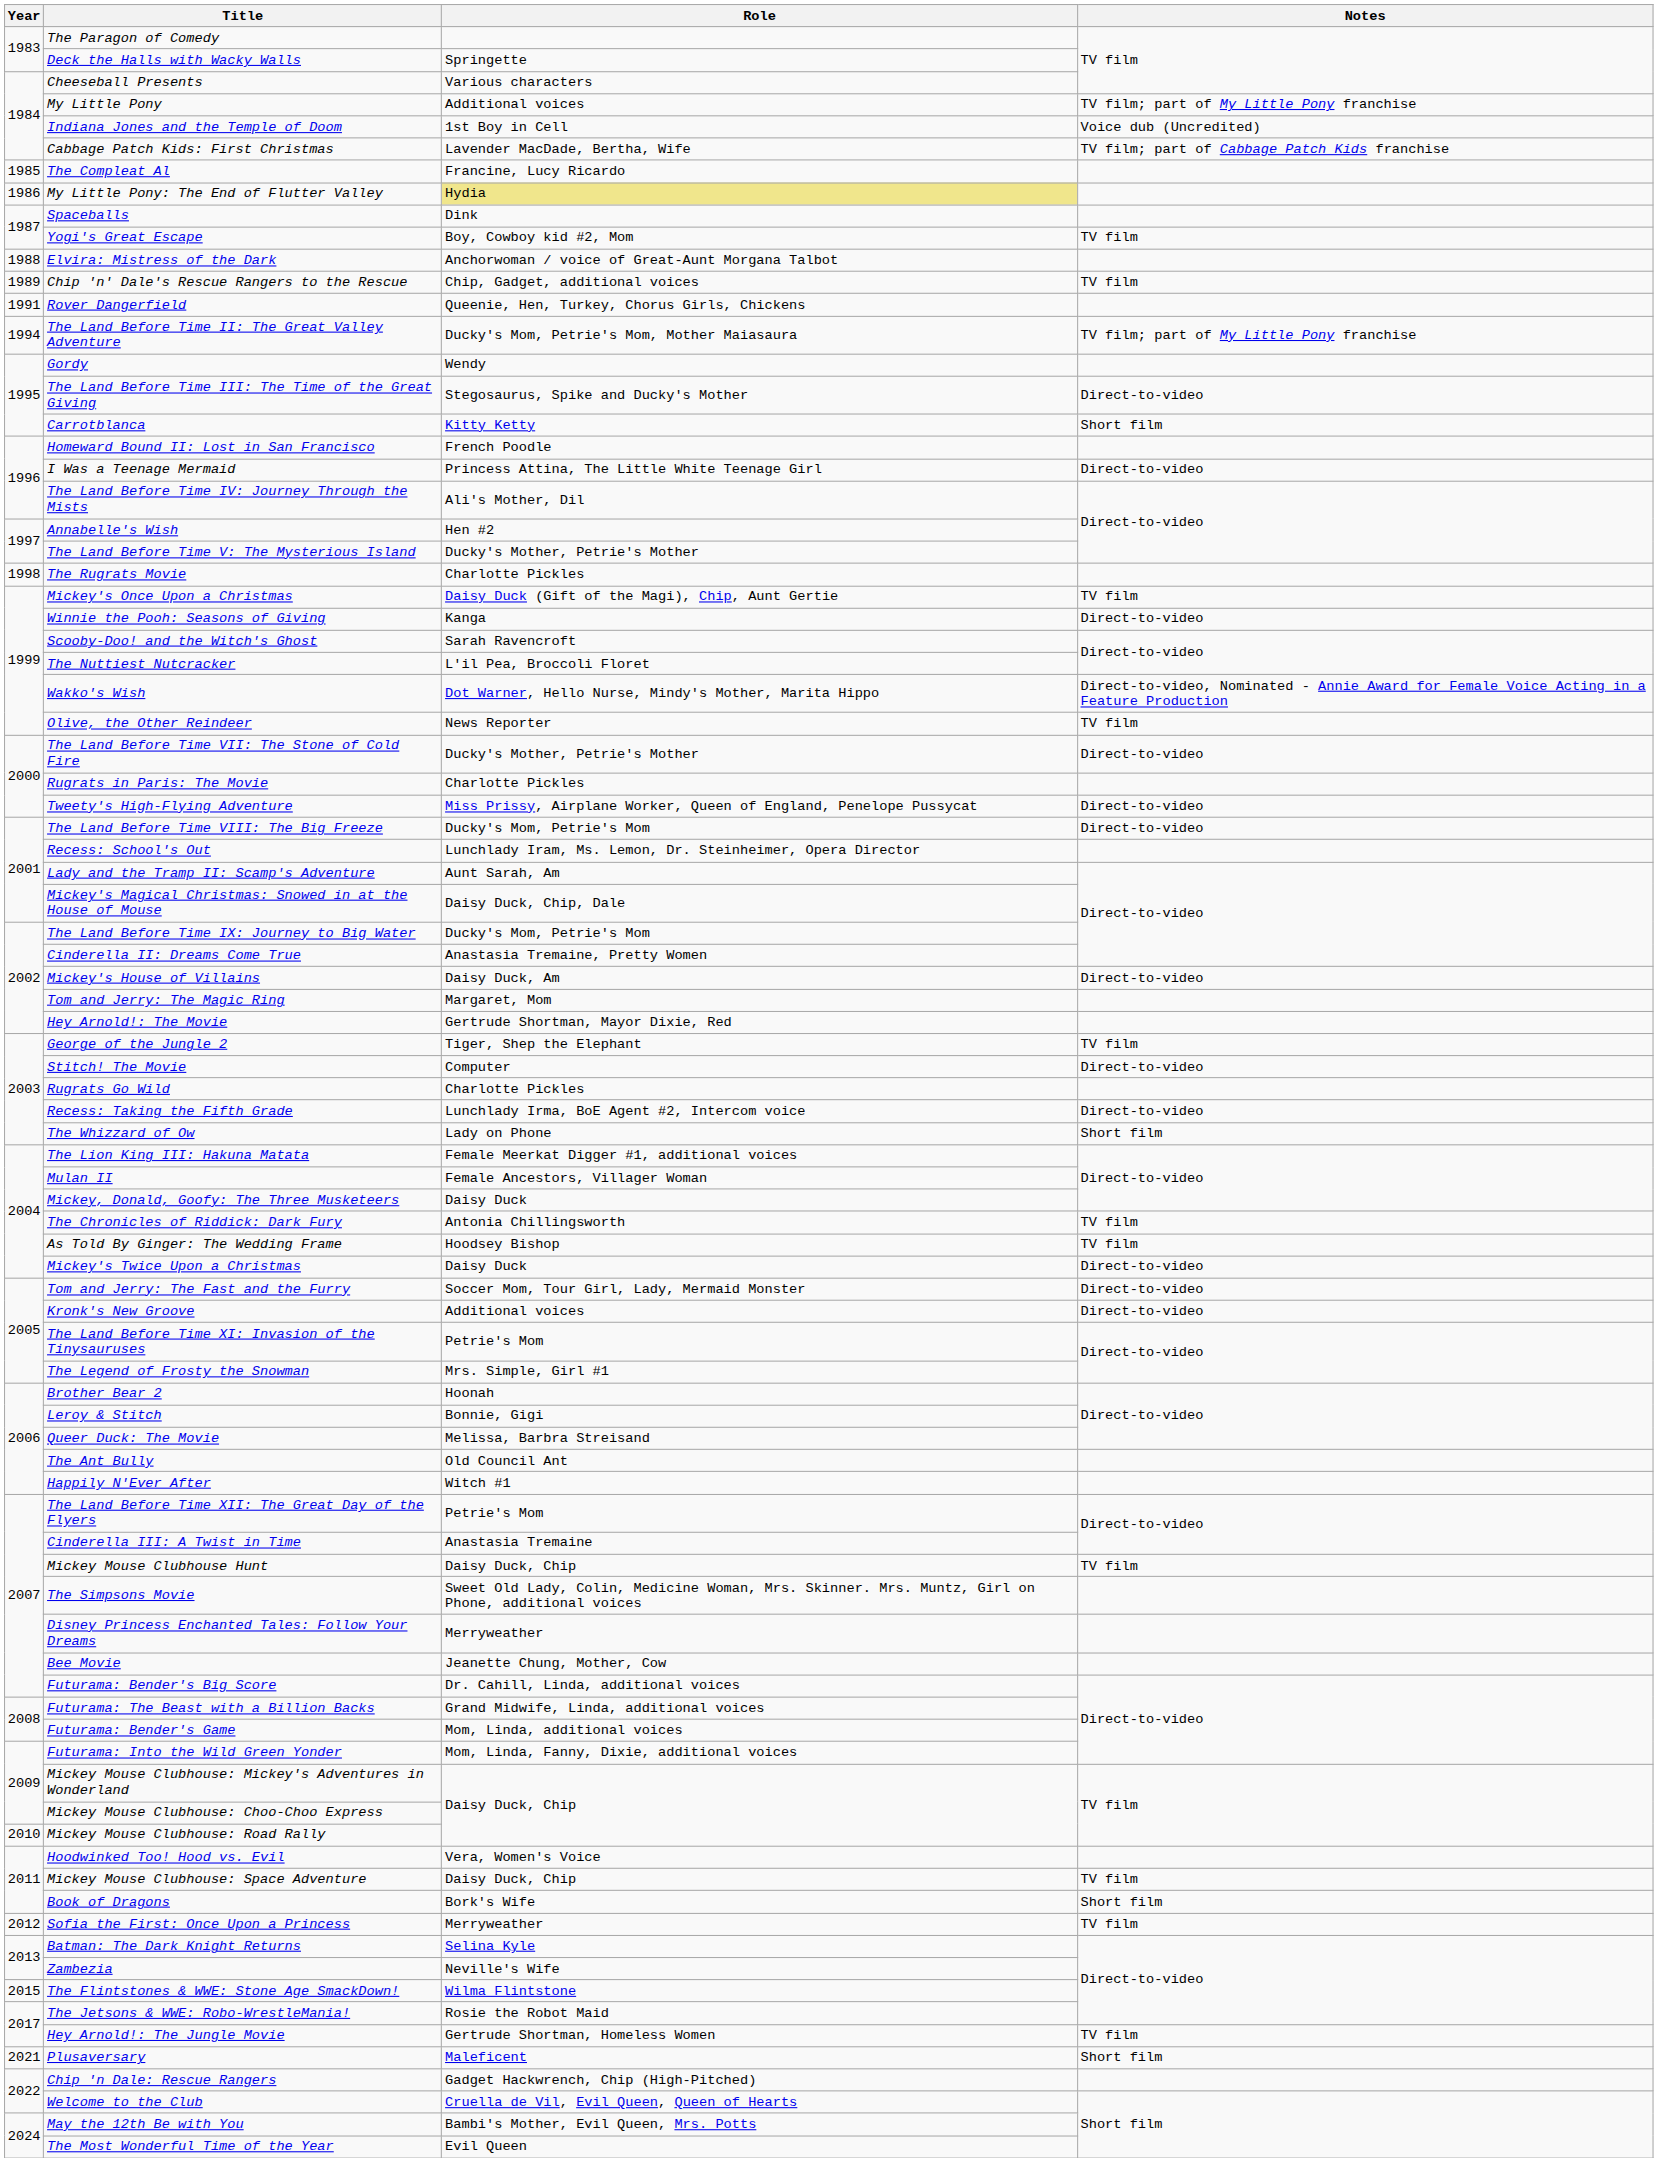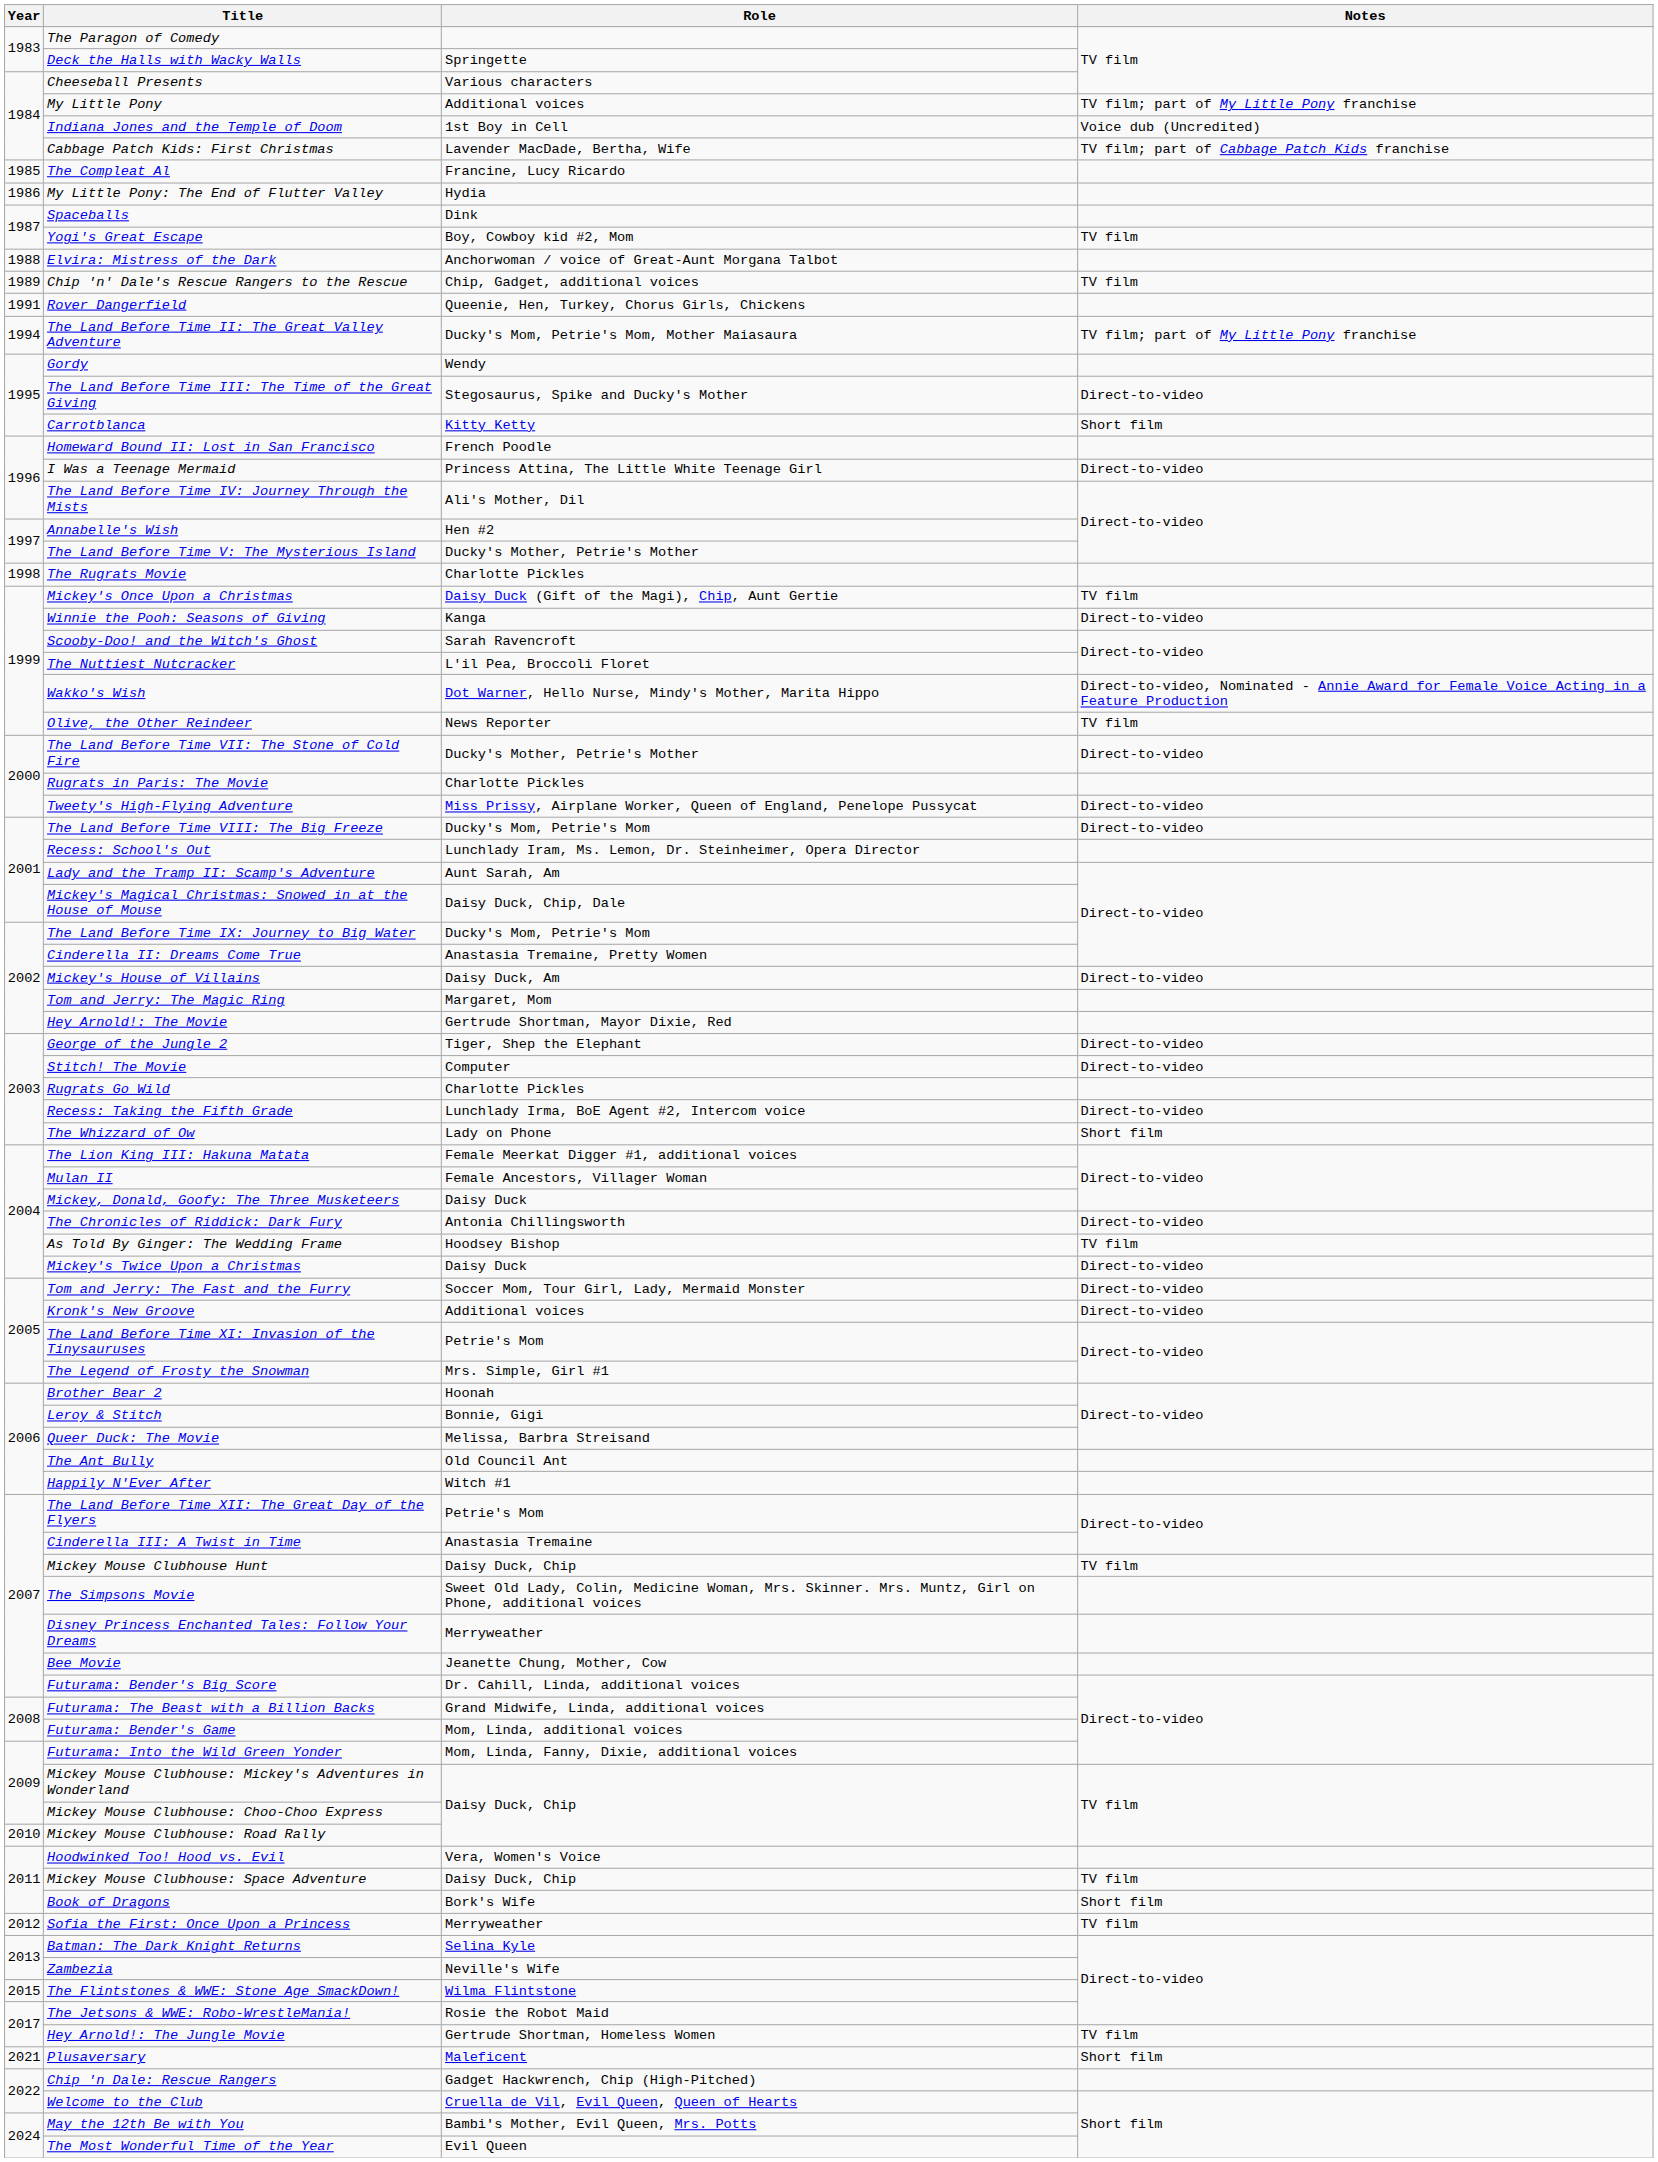(466, 194) khaki background -> (466, 194) no background
(1109, 1045) TV film -> (1142, 1045) Direct-to-video
(1109, 1222) TV film -> (1142, 1222) Direct-to-video
